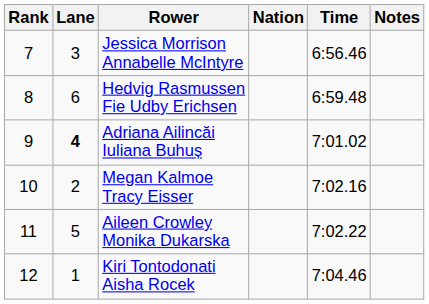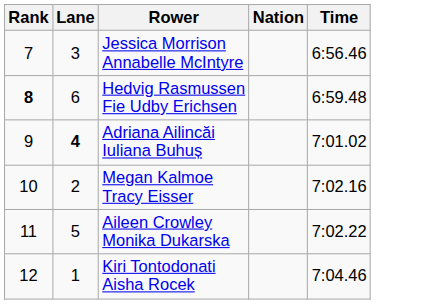- column: (397, 17)
(28, 97) normal -> (28, 97) bold
